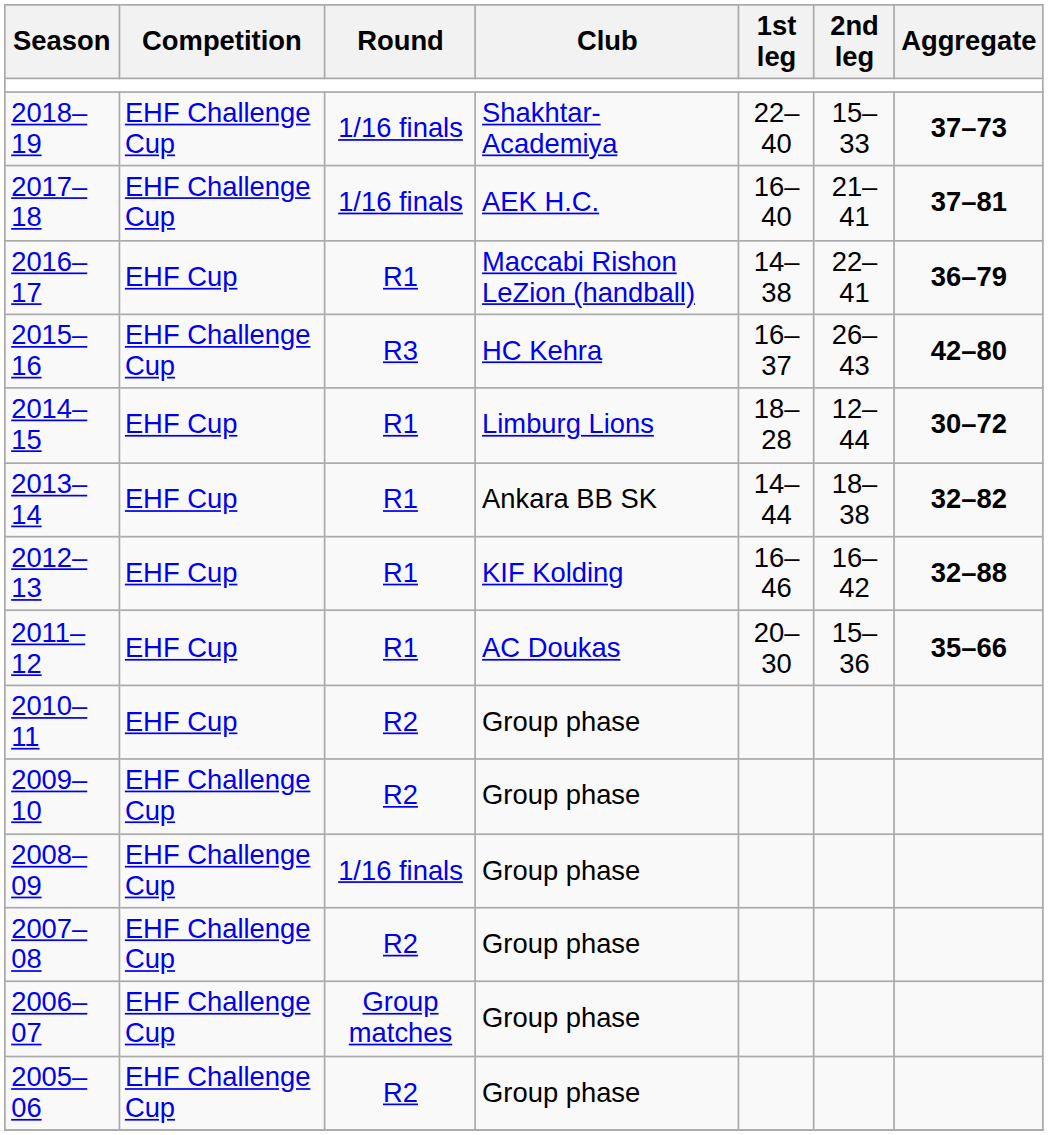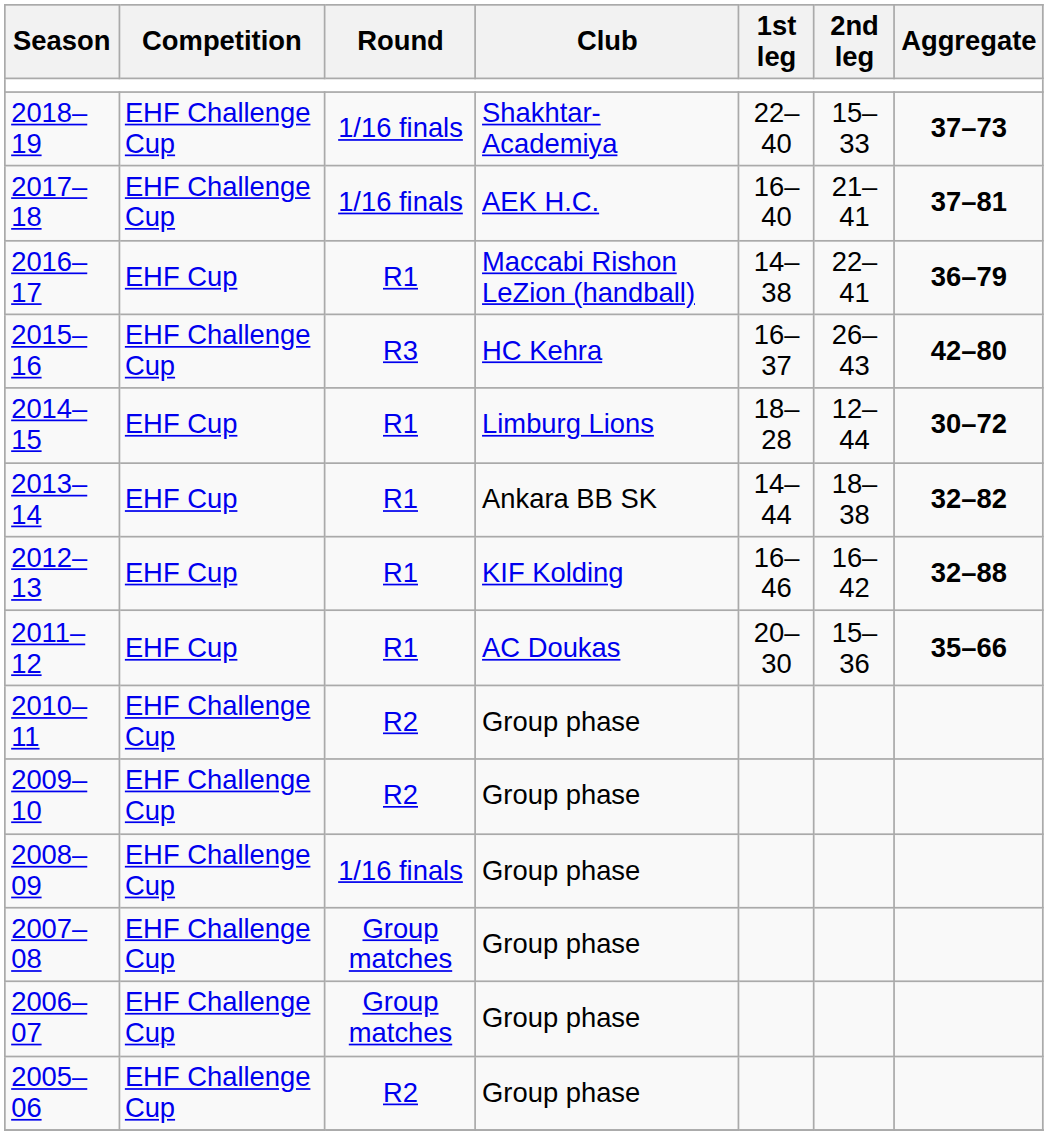(181, 721) EHF Cup -> (218, 721) EHF Challenge Cup
(400, 944) R2 -> (401, 944) Group matches
